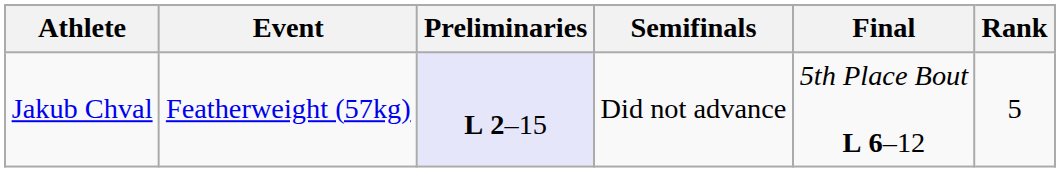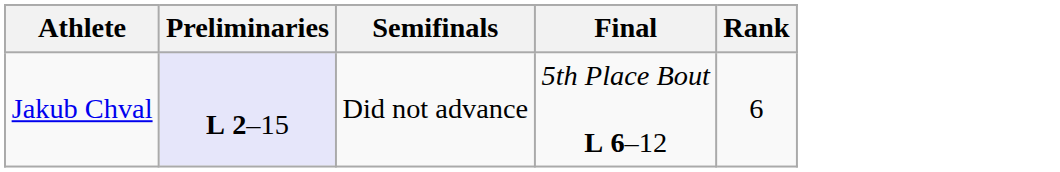- column: (288, 28)
(1015, 108) 5 -> (756, 108) 6
